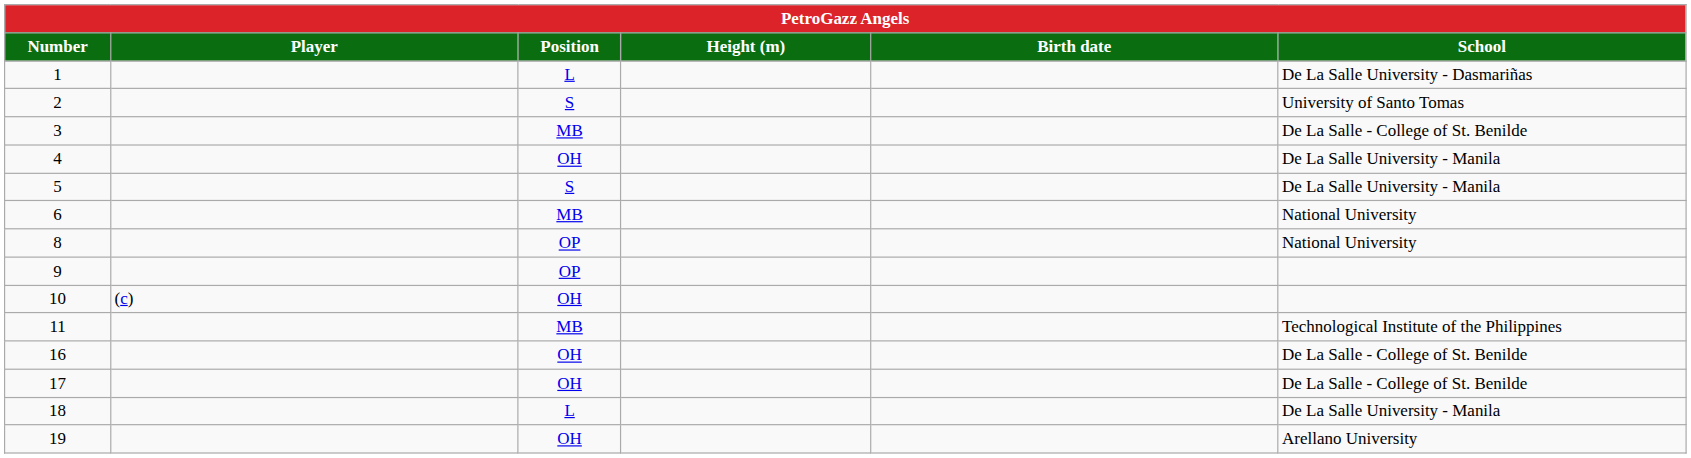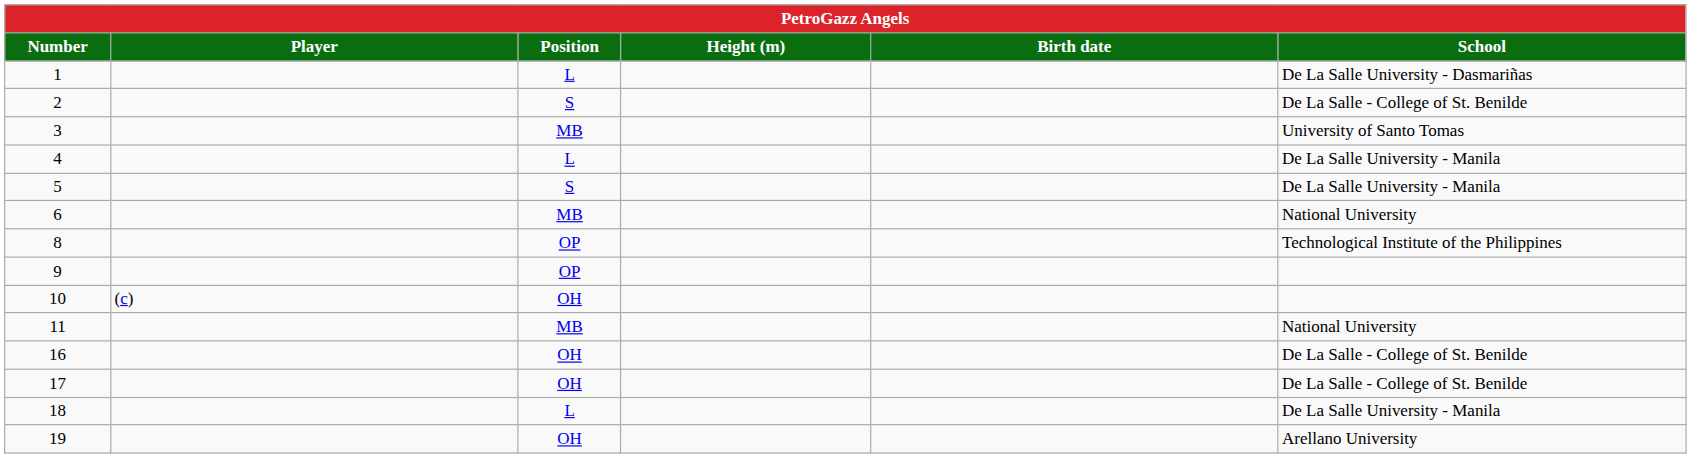(1373, 102) University of Santo Tomas -> (1405, 102) De La Salle - College of St. Benilde
(1405, 131) De La Salle - College of St. Benilde -> (1373, 131) University of Santo Tomas
(570, 159) OH -> (570, 159) L
(1349, 243) National University -> (1422, 243) Technological Institute of the Philippines
(1422, 327) Technological Institute of the Philippines -> (1349, 327) National University
